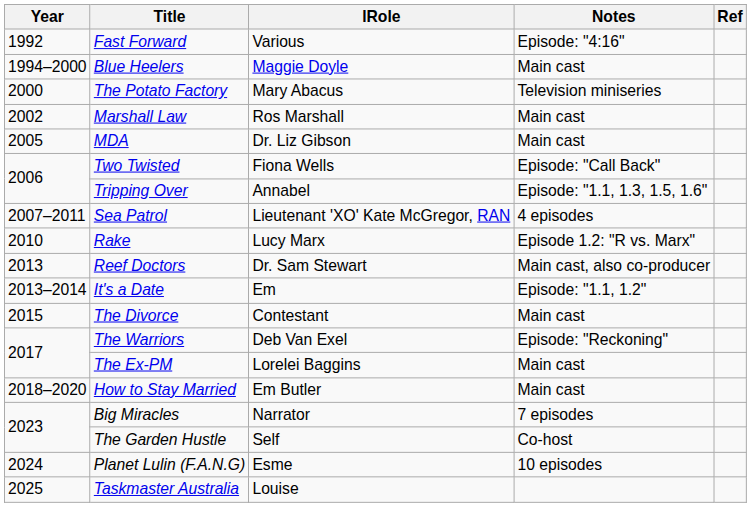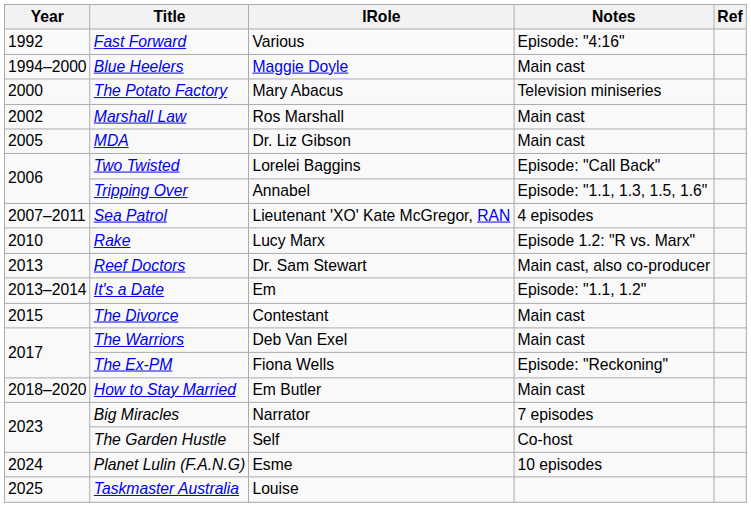(293, 166) Fiona Wells -> (306, 166) Lorelei Baggins
(593, 340) Episode: "Reckoning" -> (551, 340) Main cast
(306, 365) Lorelei Baggins -> (293, 365) Fiona Wells
(551, 365) Main cast -> (593, 365) Episode: "Reckoning"
